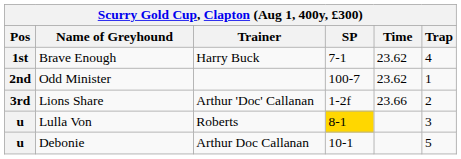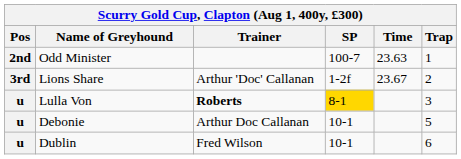- row: (78, 57)
(392, 79) 23.62 -> (392, 57) 23.63
(392, 100) 23.66 -> (392, 79) 23.67
(217, 121) normal -> (219, 100) bold
+ row: (58, 143)
